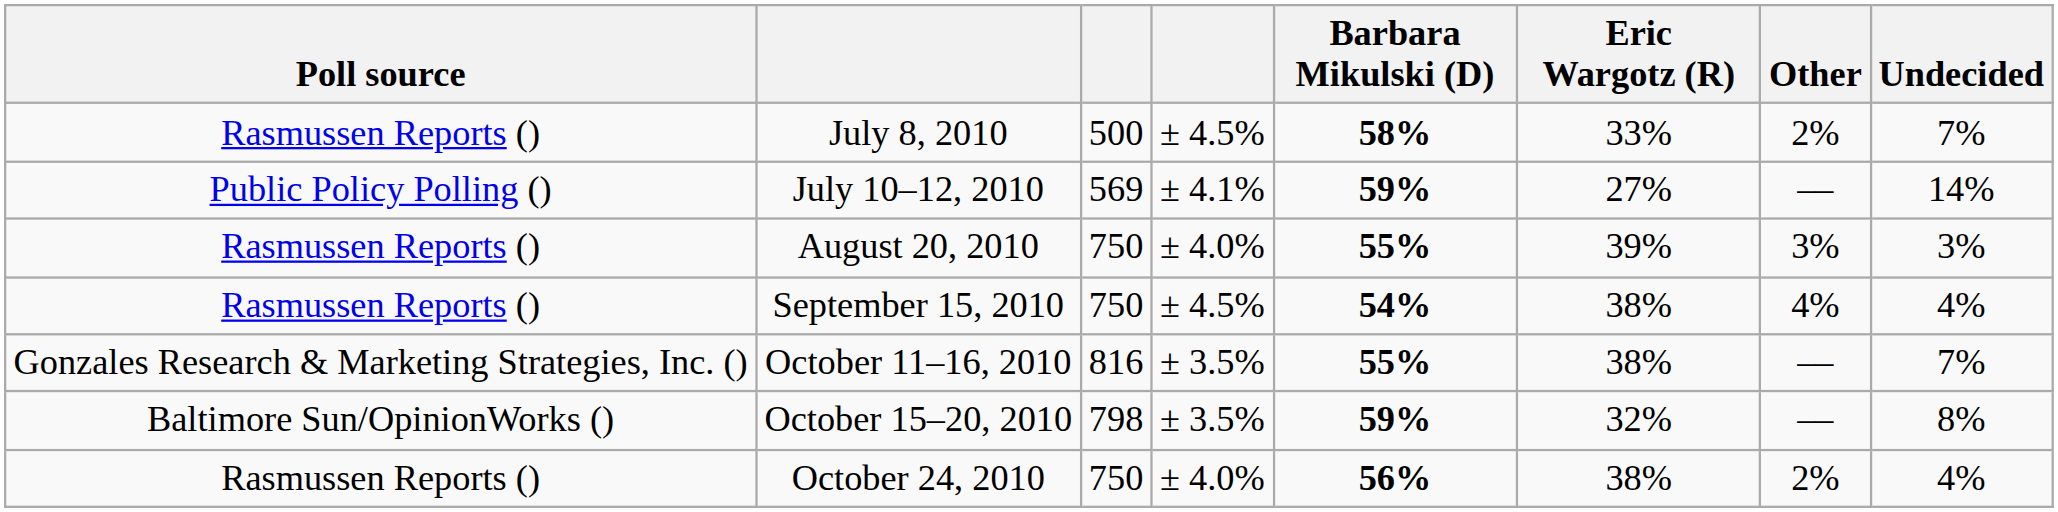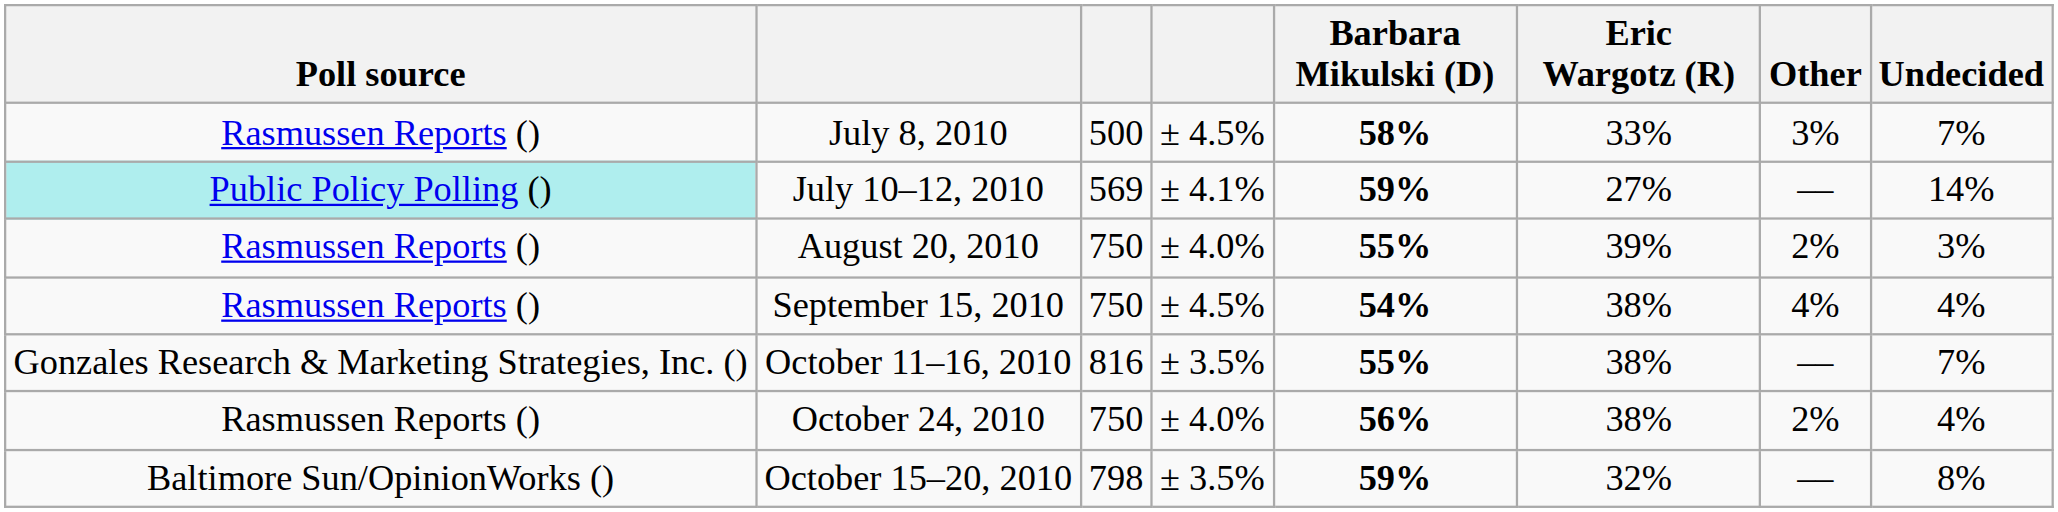(1815, 131) 2% -> (1815, 131) 3%
(381, 189) no background -> (381, 189) paleturquoise background
(1815, 246) 3% -> (1815, 246) 2%
rows swapped: (918, 419) <-> (918, 477)
